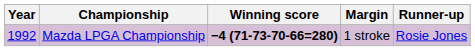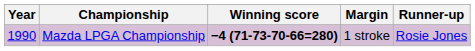(22, 35) 1992 -> (22, 35) 1990
